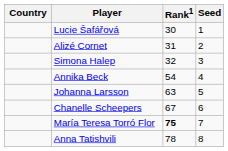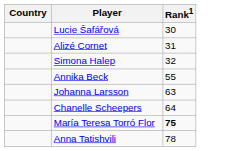- column: (210, 13)
(170, 76) 54 -> (170, 76) 55
(170, 107) 67 -> (170, 107) 64
